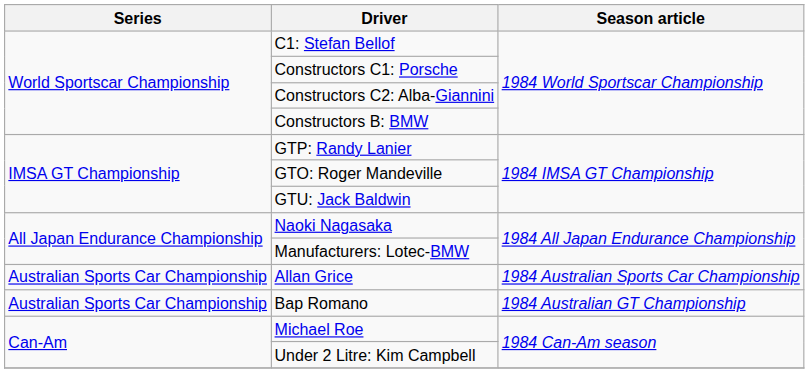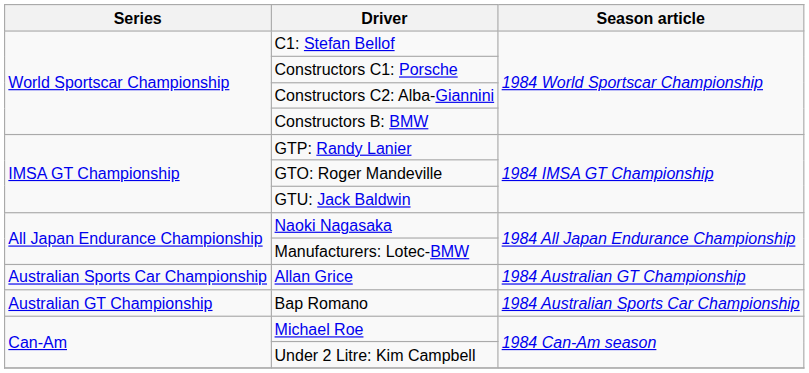(651, 277) 1984 Australian Sports Car Championship -> (624, 277) 1984 Australian GT Championship
(138, 303) Australian Sports Car Championship -> (110, 303) Australian GT Championship
(624, 303) 1984 Australian GT Championship -> (651, 303) 1984 Australian Sports Car Championship
